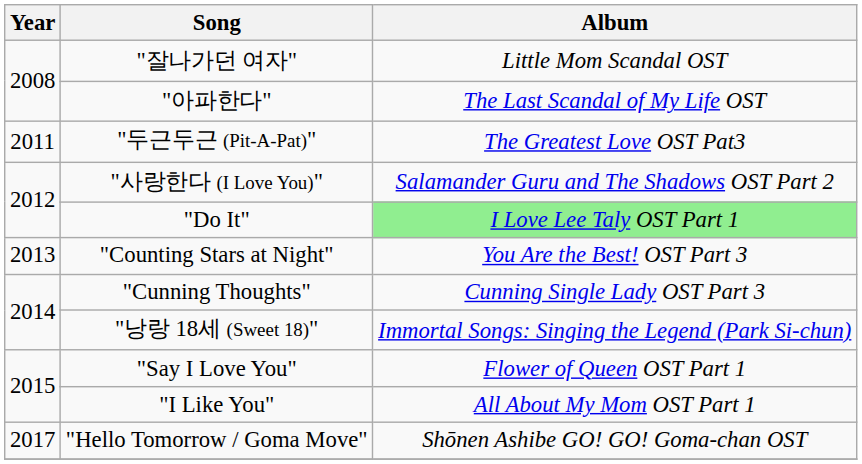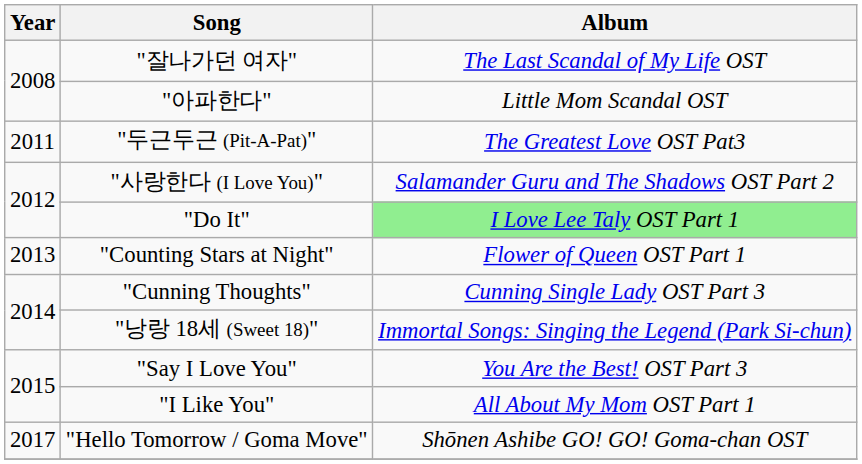(615, 60) Little Mom Scandal OST -> (615, 60) The Last Scandal of My Life OST
(615, 100) The Last Scandal of My Life OST -> (615, 100) Little Mom Scandal OST
(615, 255) You Are the Best! OST Part 3 -> (615, 255) Flower of Queen OST Part 1
(615, 368) Flower of Queen OST Part 1 -> (615, 368) You Are the Best! OST Part 3
